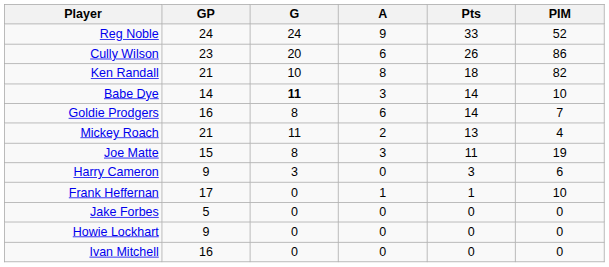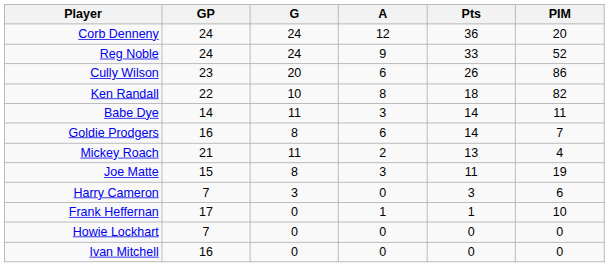+ row: (119, 34)
(206, 73) 21 -> (206, 93) 22
(294, 93) bold -> (294, 113) normal
(560, 93) 10 -> (560, 113) 11
(206, 172) 9 -> (206, 192) 7
- row: (124, 212)
(206, 232) 9 -> (206, 232) 7
